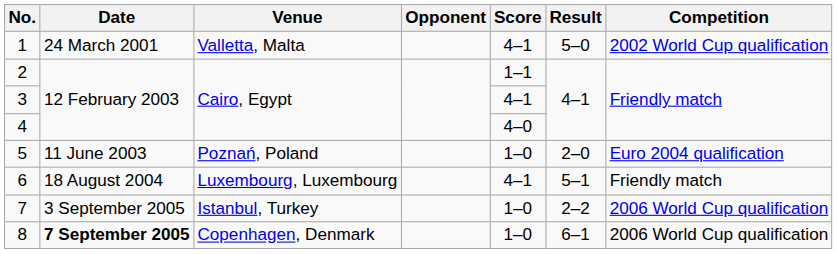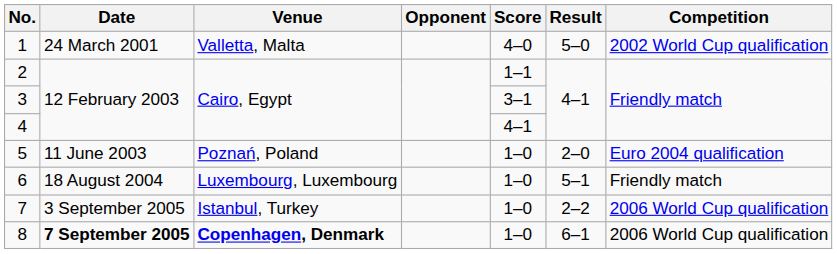(518, 45) 4–1 -> (518, 45) 4–0
(518, 99) 4–1 -> (518, 99) 3–1
(518, 126) 4–0 -> (518, 126) 4–1
(518, 180) 4–1 -> (518, 180) 1–0
(286, 235) normal -> (291, 235) bold
